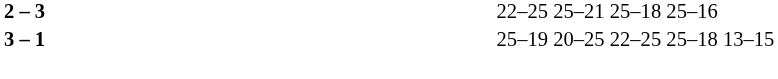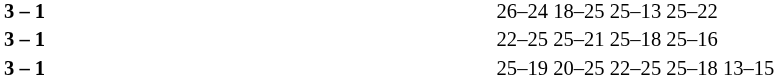+ row: (607, 11)
(25, 11) 2 – 3 -> (25, 39) 3 – 1
